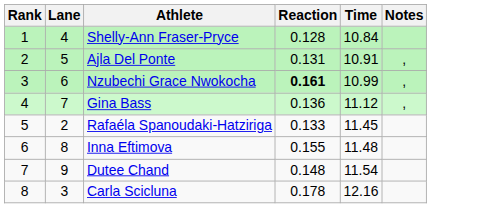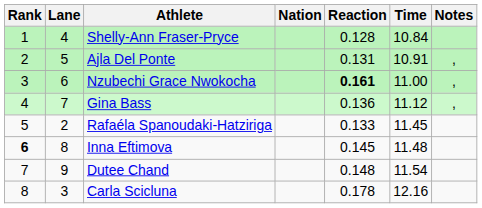+ column: (300, 15)
(361, 81) 10.99 -> (411, 81) 11.00
(25, 147) normal -> (25, 147) bold
(308, 147) 0.155 -> (357, 147) 0.145
